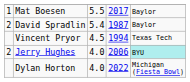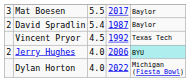(9, 11) 1 -> (9, 11) 3
(118, 38) 1994 -> (118, 38) 1992
